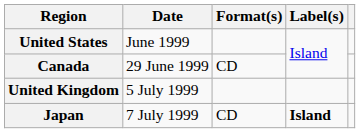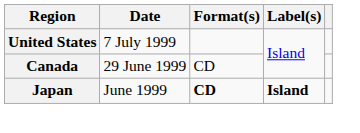(158, 41) June 1999 -> (140, 41) 7 July 1999
- row: (63, 90)
(162, 115) 7 July 1999 -> (135, 90) June 1999
(227, 115) normal -> (205, 90) bold
